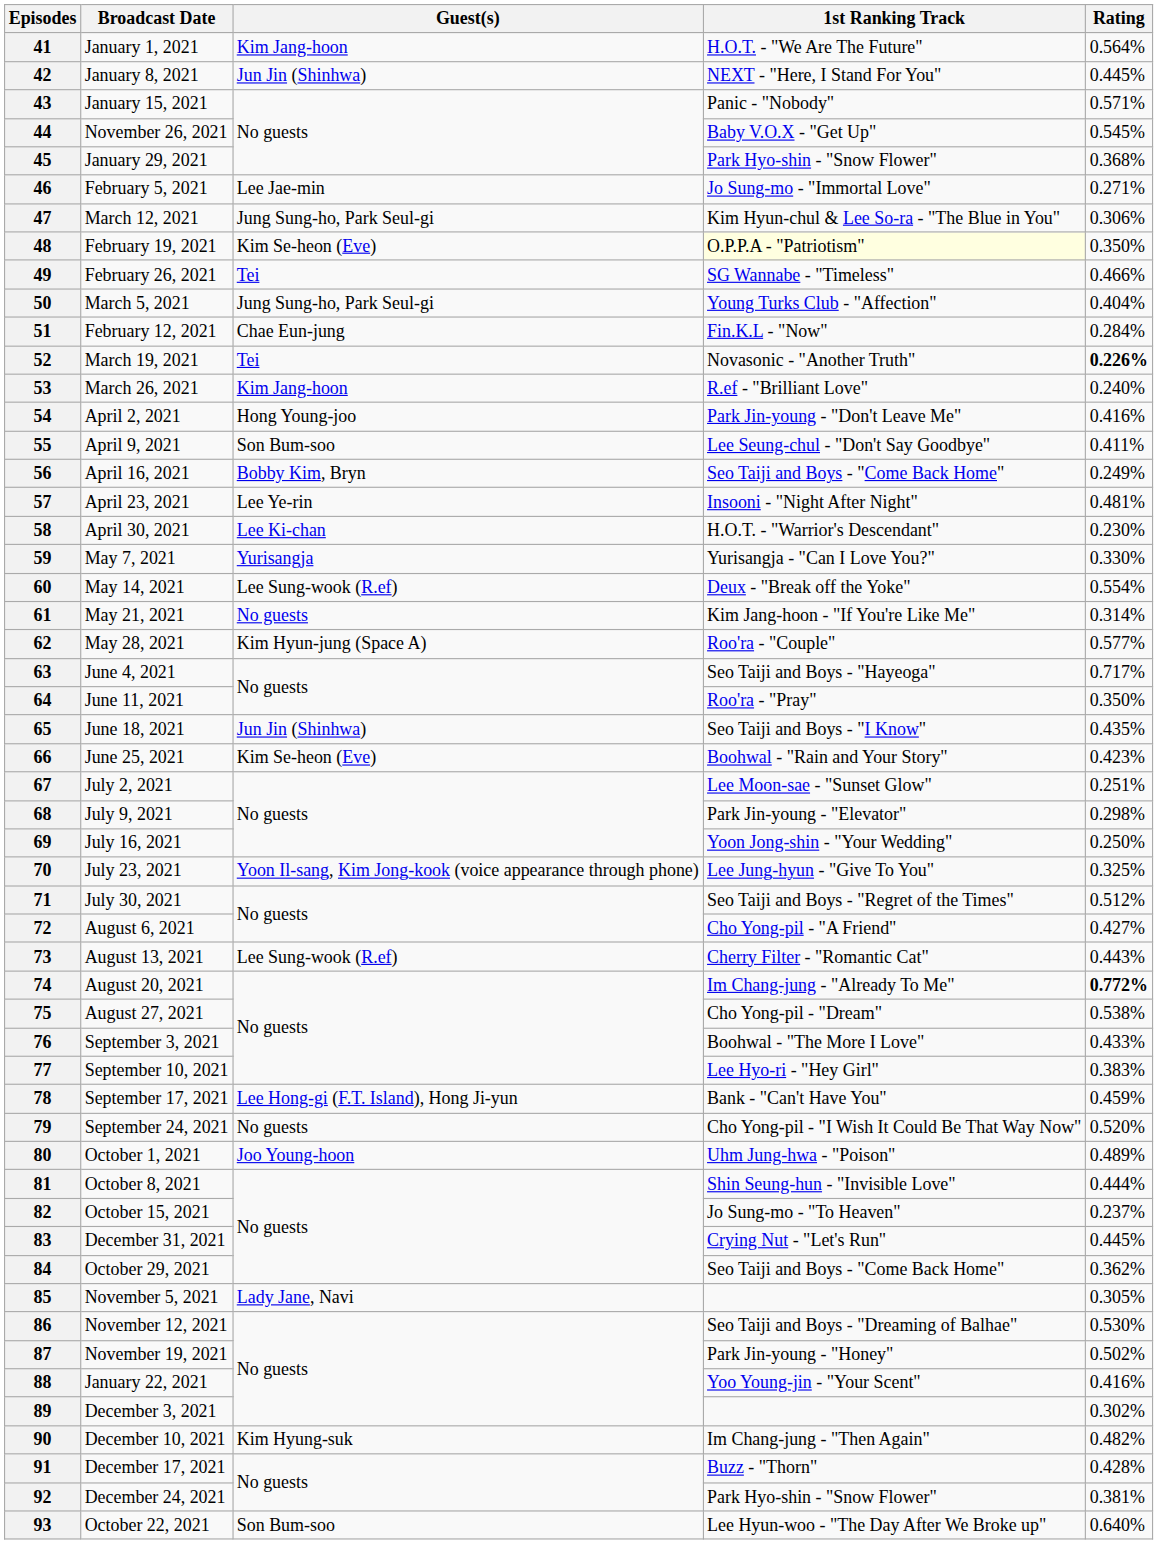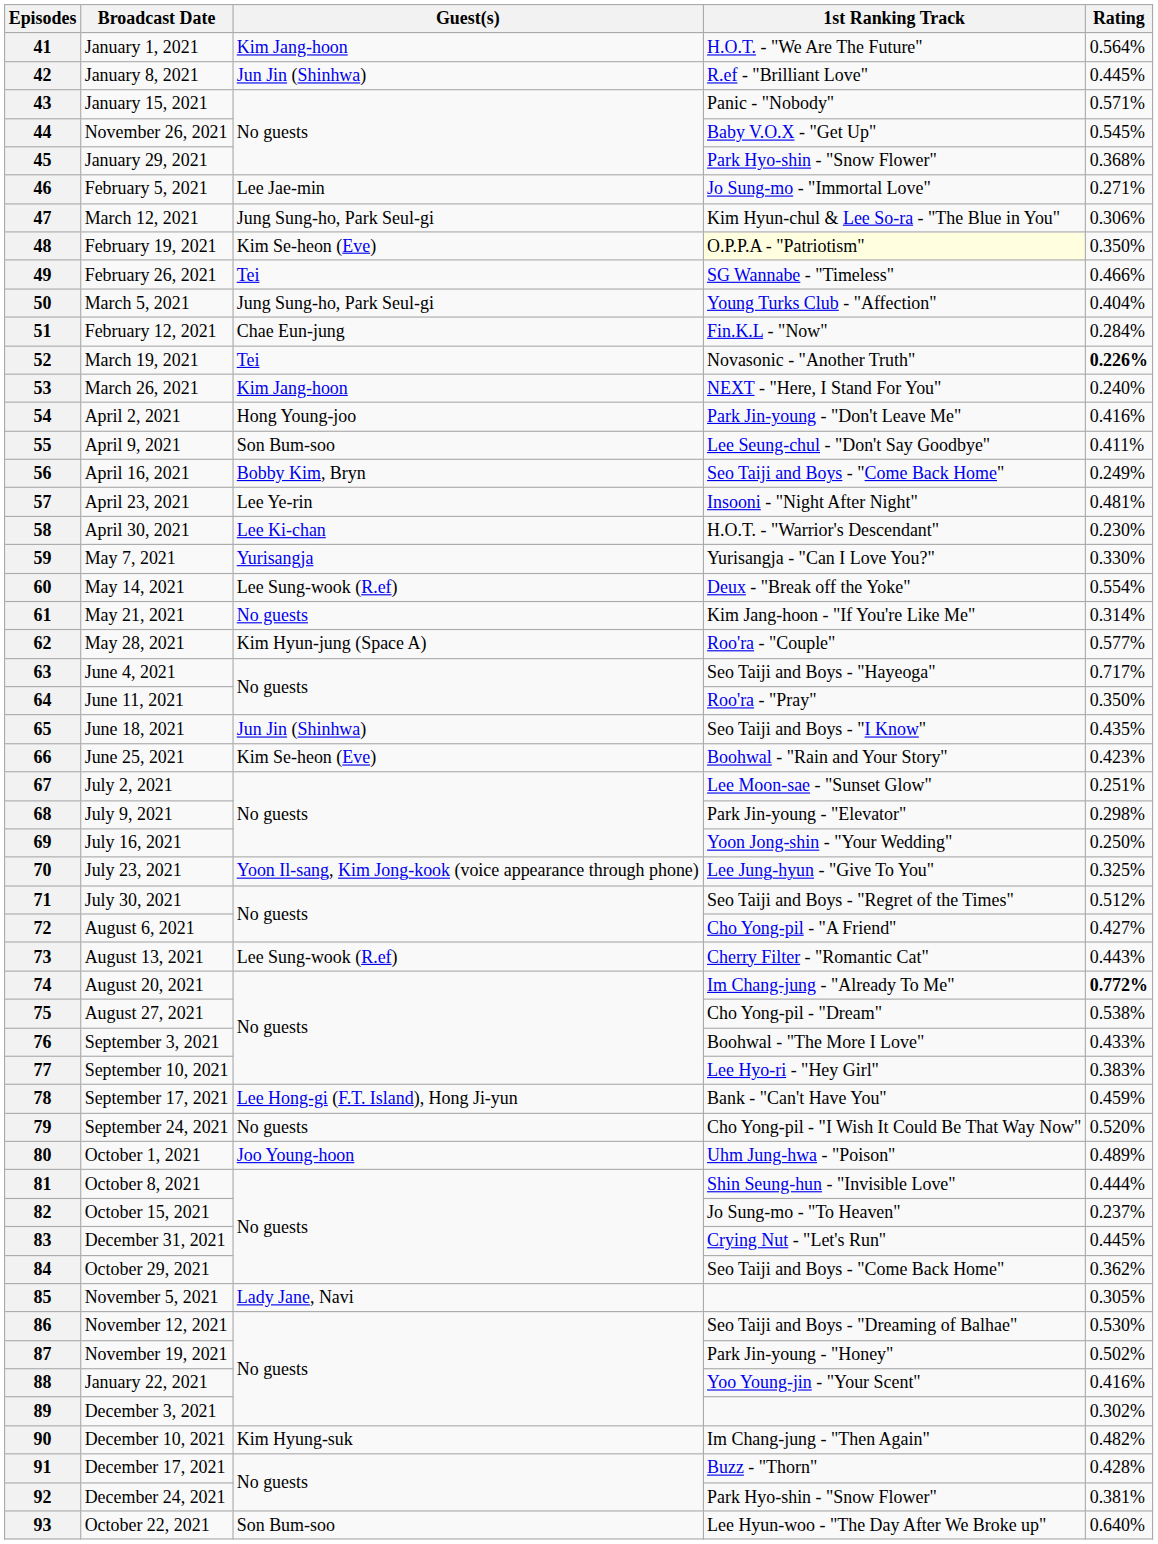(824, 75) NEXT - "Here, I Stand For You" -> (788, 75) R.ef - "Brilliant Love"
(788, 388) R.ef - "Brilliant Love" -> (824, 388) NEXT - "Here, I Stand For You"
